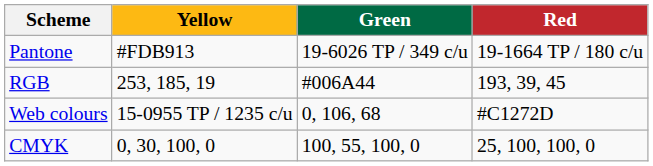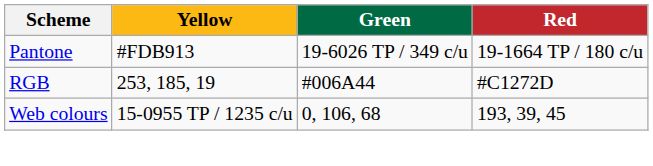(521, 82) 193, 39, 45 -> (515, 82) #C1272D
(515, 113) #C1272D -> (521, 113) 193, 39, 45
- row: (39, 144)
